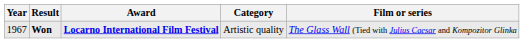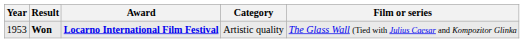(17, 29) 1967 -> (17, 29) 1953
